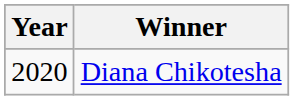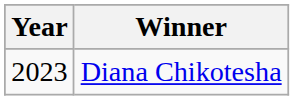(40, 71) 2020 -> (40, 71) 2023
